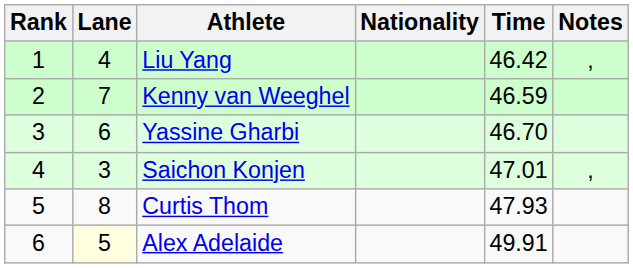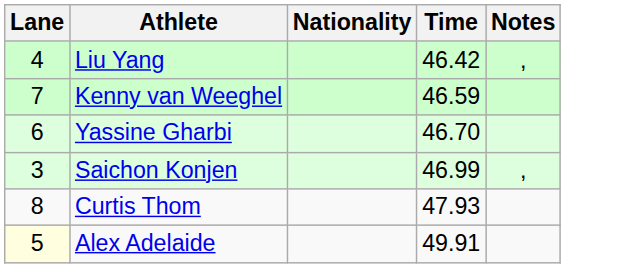- column: (38, 22)
(519, 170) 47.01 -> (451, 170) 46.99
